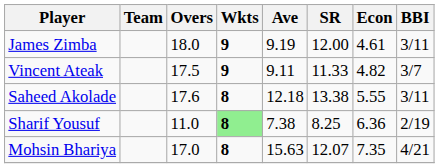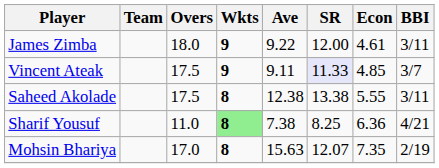(281, 44) 9.19 -> (281, 44) 9.22
(330, 70) no background -> (330, 70) lavender background
(371, 70) 4.82 -> (371, 70) 4.85
(185, 96) 17.6 -> (185, 96) 17.5
(285, 96) 12.18 -> (285, 96) 12.38
(415, 123) 2/19 -> (415, 123) 4/21
(415, 149) 4/21 -> (415, 149) 2/19
